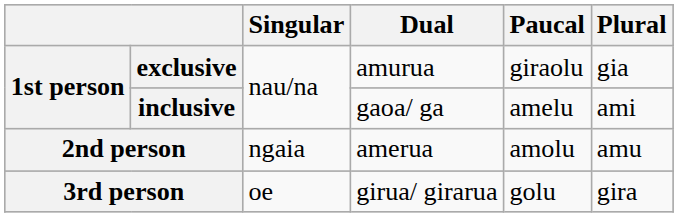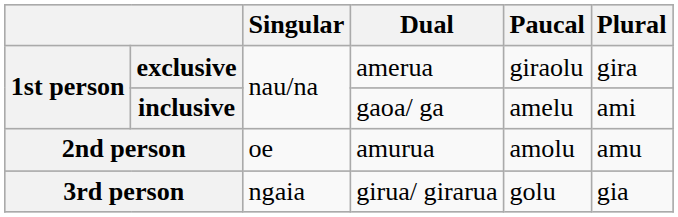(395, 66) amurua -> (395, 66) amerua
(613, 66) gia -> (617, 66) gira
(277, 149) ngaia -> (261, 149) oe
(395, 149) amerua -> (395, 149) amurua
(261, 190) oe -> (277, 190) ngaia
(617, 190) gira -> (613, 190) gia
